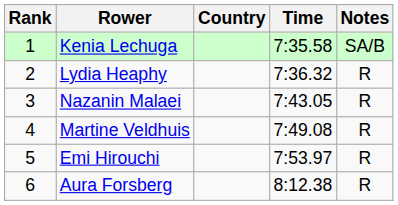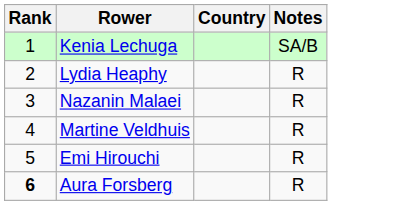- column: (303, 18)
(30, 185) normal -> (30, 185) bold
